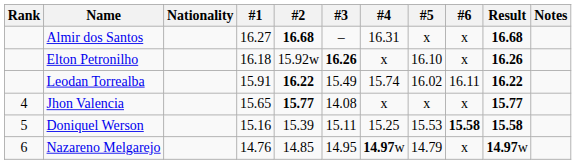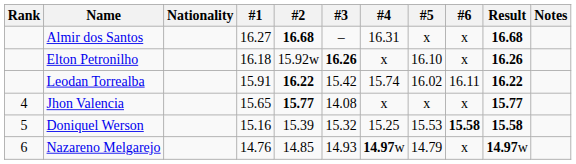(341, 81) 15.49 -> (341, 81) 15.42
(341, 125) 15.11 -> (341, 125) 15.32
(341, 147) 14.95 -> (341, 147) 14.93
